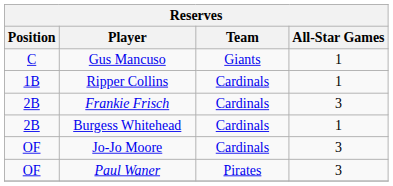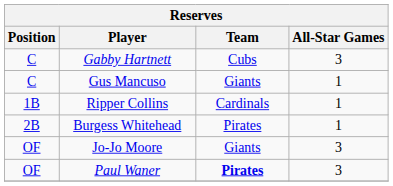+ row: (127, 59)
- row: (127, 103)
(242, 125) Cardinals -> (242, 125) Pirates
(242, 147) Cardinals -> (242, 147) Giants
(242, 170) normal -> (242, 170) bold
